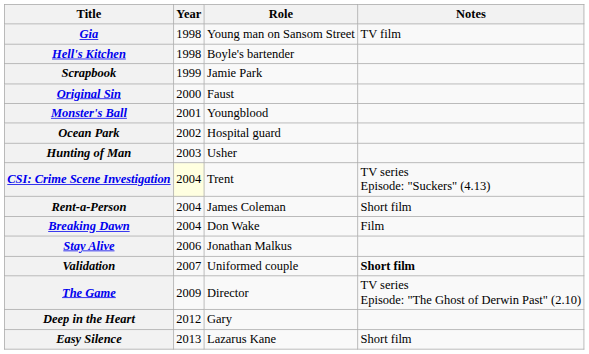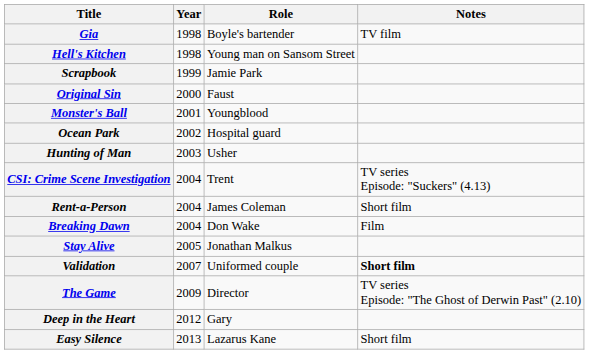(281, 34) Young man on Sansom Street -> (251, 34) Boyle's bartender
(251, 53) Boyle's bartender -> (281, 53) Young man on Sansom Street
(189, 179) lightyellow background -> (189, 179) no background
(189, 246) 2006 -> (189, 246) 2005
